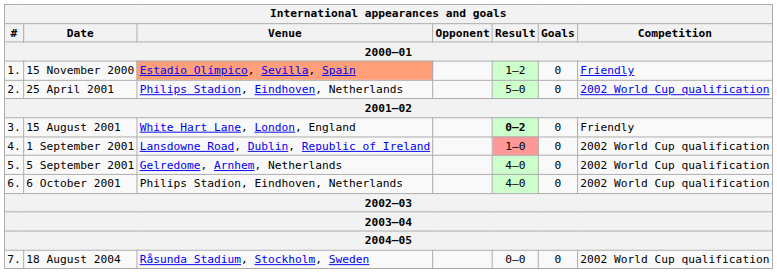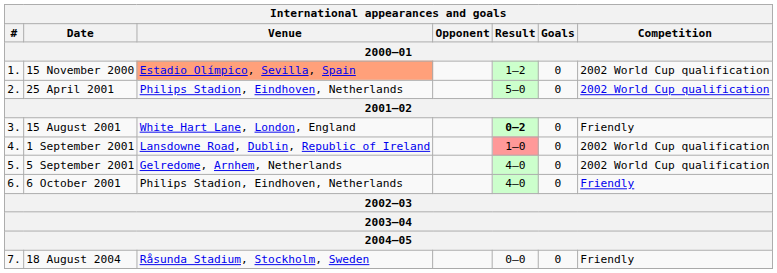(607, 70) Friendly -> (675, 70) 2002 World Cup qualification
(675, 183) 2002 World Cup qualification -> (607, 183) Friendly
(675, 259) 2002 World Cup qualification -> (607, 259) Friendly
